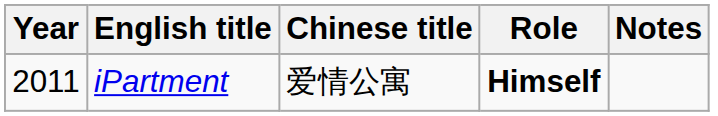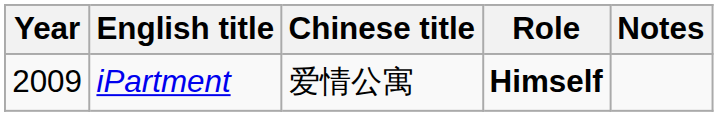(46, 82) 2011 -> (47, 82) 2009
